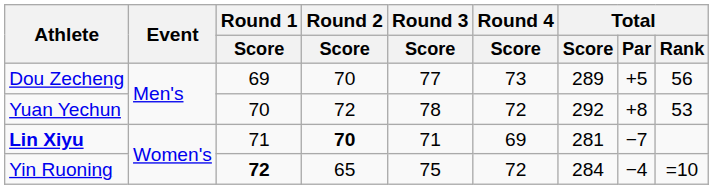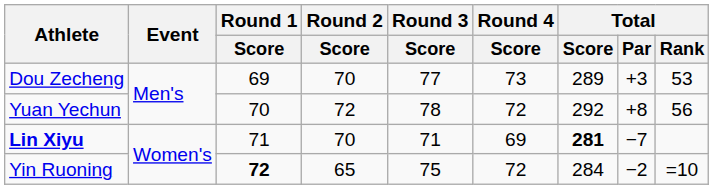(637, 79) +5 -> (637, 79) +3
(682, 79) 56 -> (682, 79) 53
(682, 109) 53 -> (682, 109) 56
(345, 140) bold -> (345, 140) normal
(588, 140) normal -> (588, 140) bold
(637, 170) −4 -> (637, 170) −2
